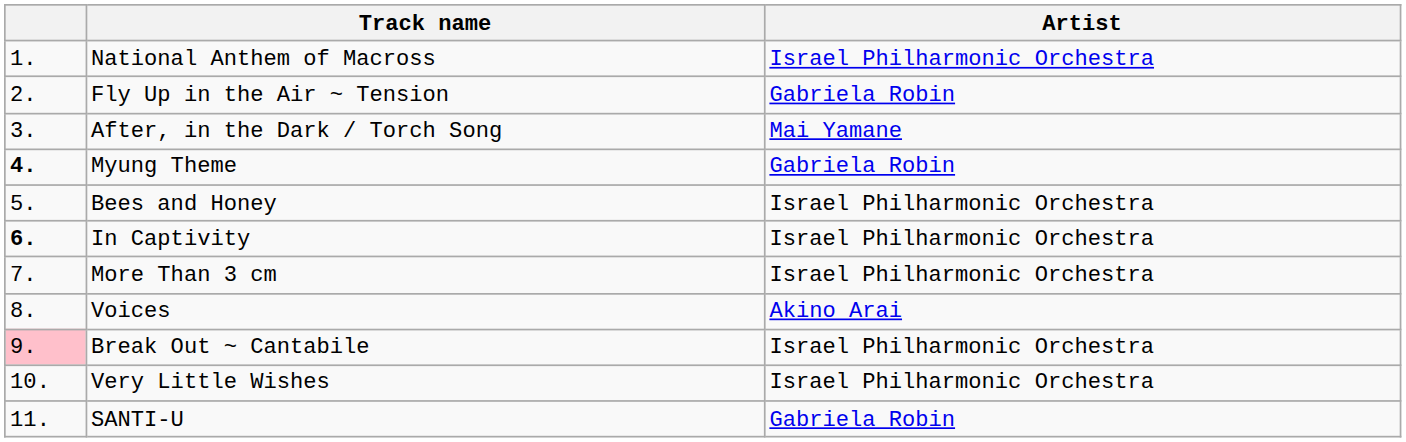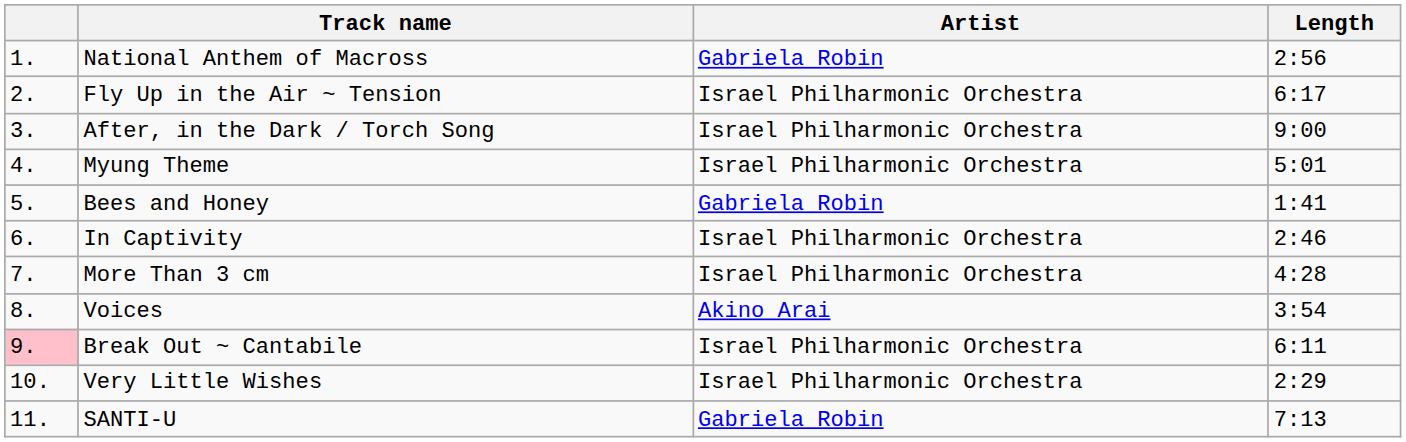+ column: (1334, 23)
(962, 59) Israel Philharmonic Orchestra -> (791, 59) Gabriela Robin
(862, 95) Gabriela Robin -> (890, 95) Israel Philharmonic Orchestra
(836, 131) Mai Yamane -> (890, 131) Israel Philharmonic Orchestra
(23, 167) bold -> (23, 167) normal
(862, 167) Gabriela Robin -> (890, 167) Israel Philharmonic Orchestra
(962, 203) Israel Philharmonic Orchestra -> (791, 203) Gabriela Robin
(23, 239) bold -> (23, 239) normal
